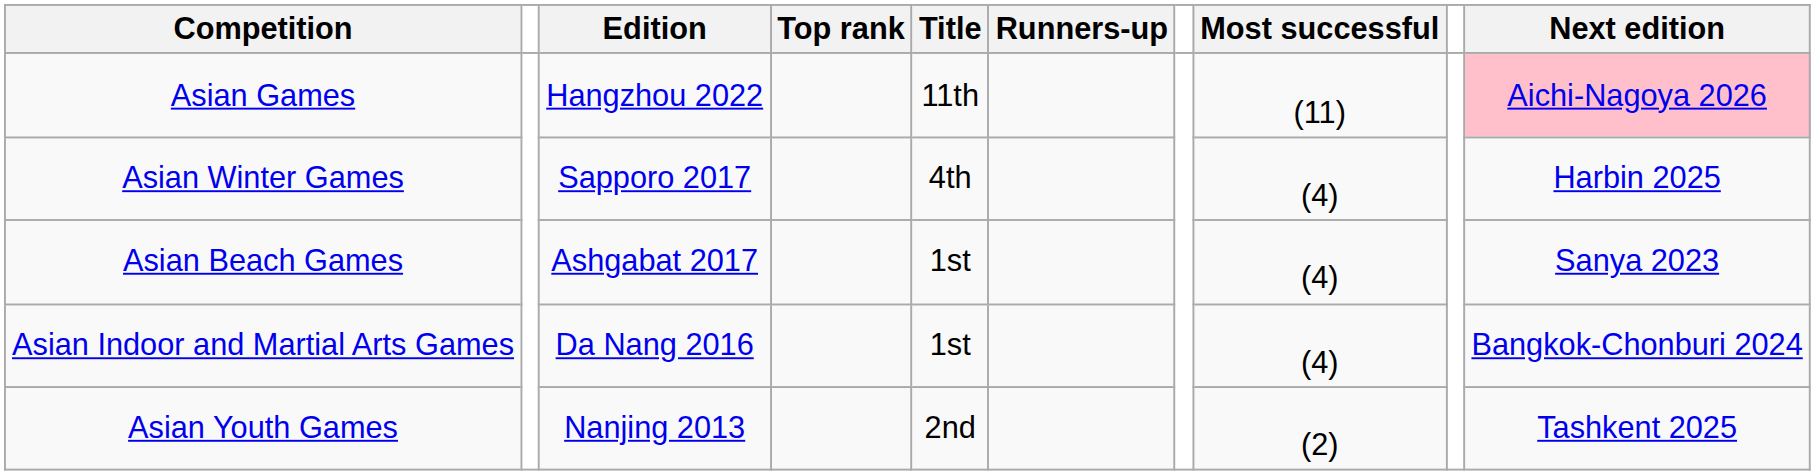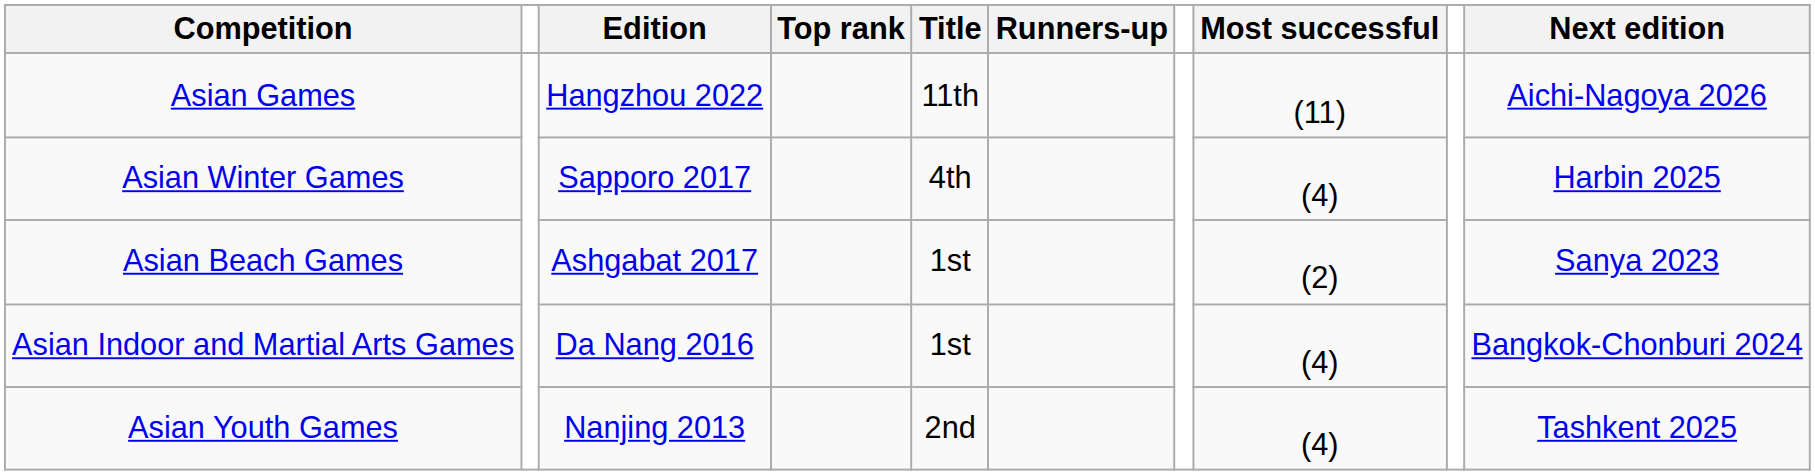(1637, 94) pink background -> (1637, 94) no background
(1320, 278) (4) -> (1320, 278) (2)
(1320, 445) (2) -> (1320, 445) (4)
